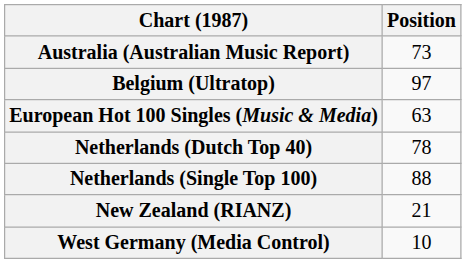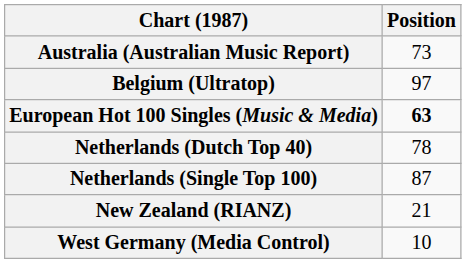(421, 115) normal -> (421, 115) bold
(421, 178) 88 -> (421, 178) 87
